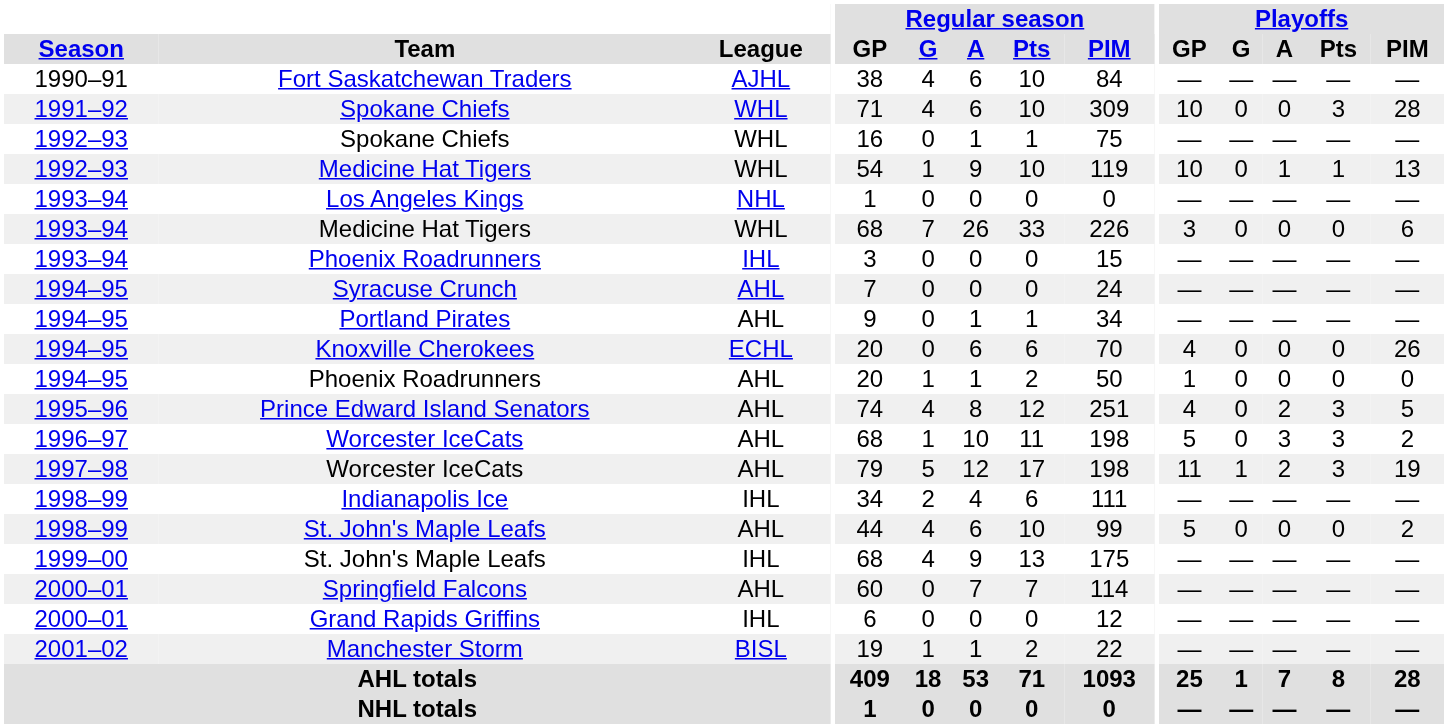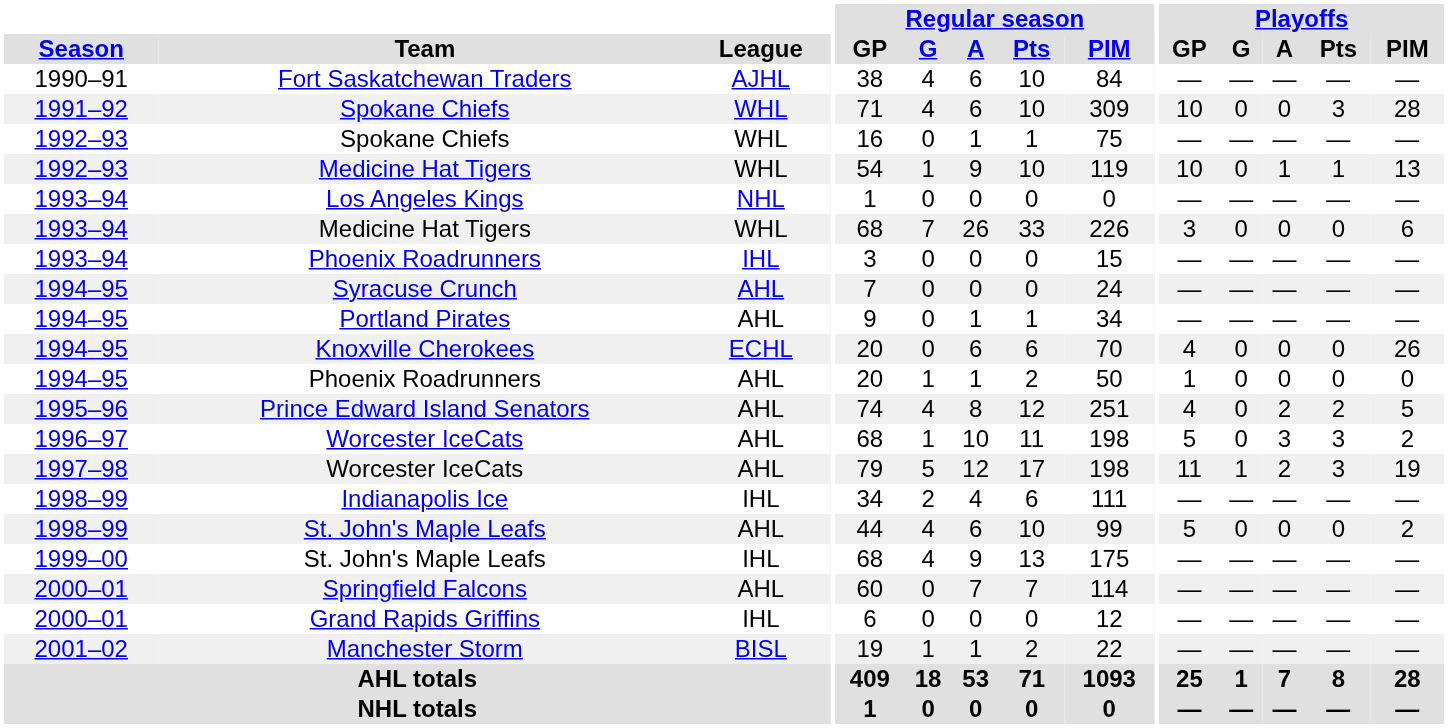(1338, 408) 3 -> (1338, 408) 2
